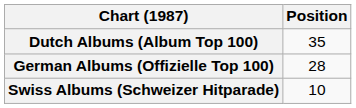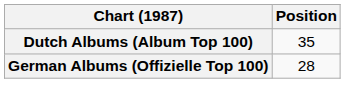- row: (144, 90)
